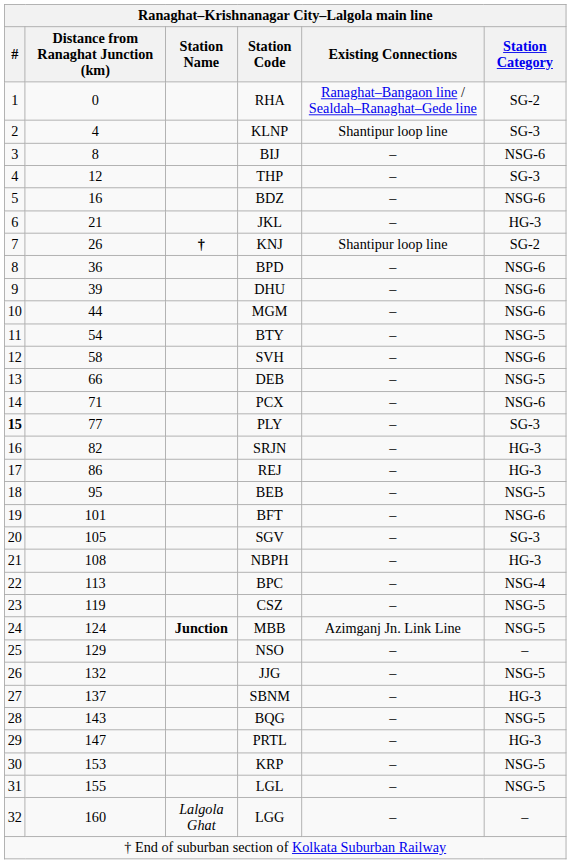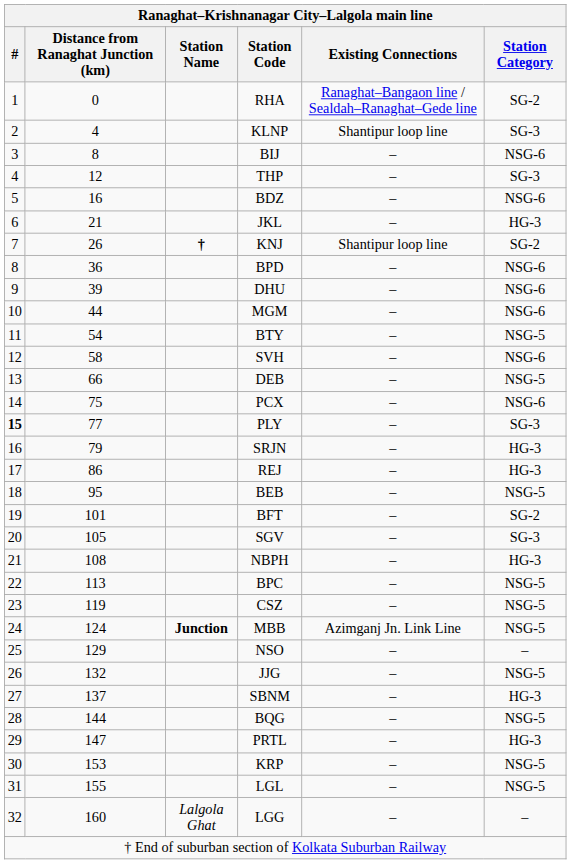(95, 402) 71 -> (95, 402) 75
(95, 447) 82 -> (95, 447) 79
(525, 515) NSG-6 -> (525, 515) SG-2
(525, 583) NSG-4 -> (525, 583) NSG-5
(95, 718) 143 -> (95, 718) 144
